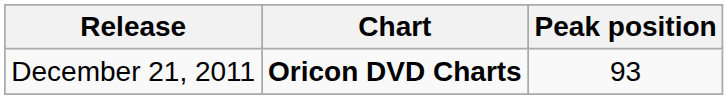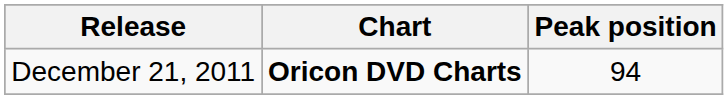(626, 71) 93 -> (626, 71) 94
